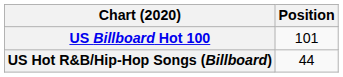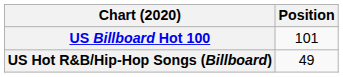(307, 60) 44 -> (307, 60) 49
